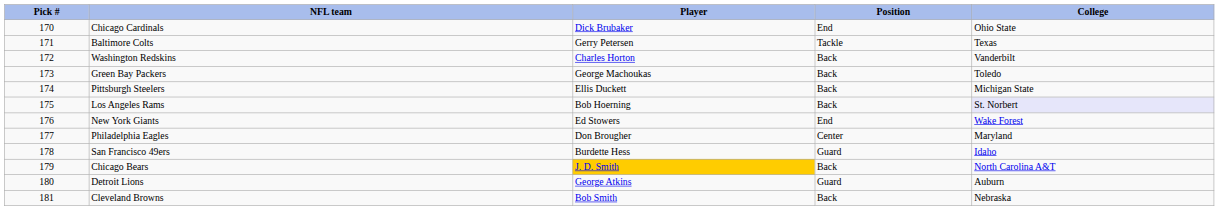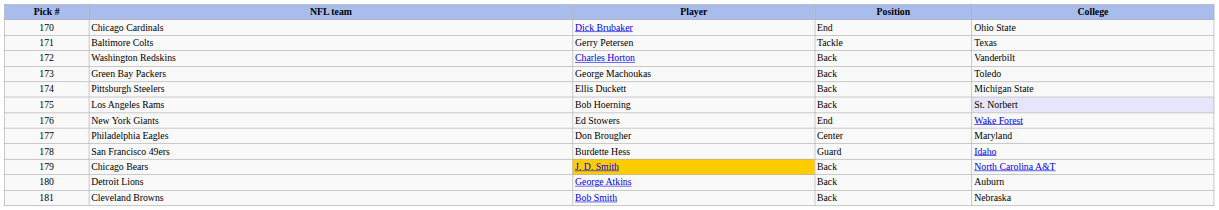(829, 182) Guard -> (827, 182) Back
